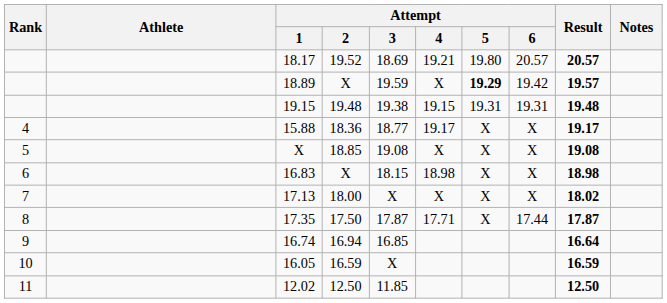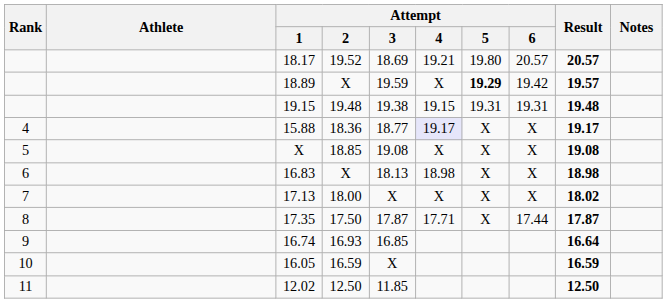(439, 128) no background -> (439, 128) lavender background
(392, 173) 18.15 -> (392, 173) 18.13
(346, 241) 16.94 -> (346, 241) 16.93
